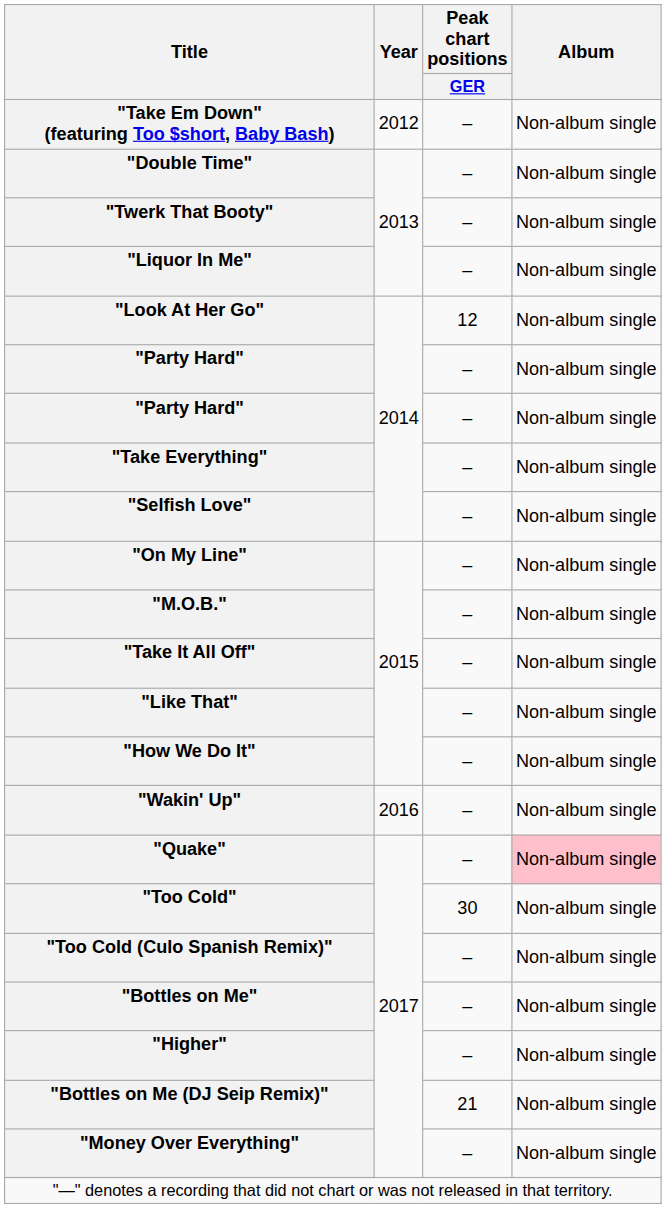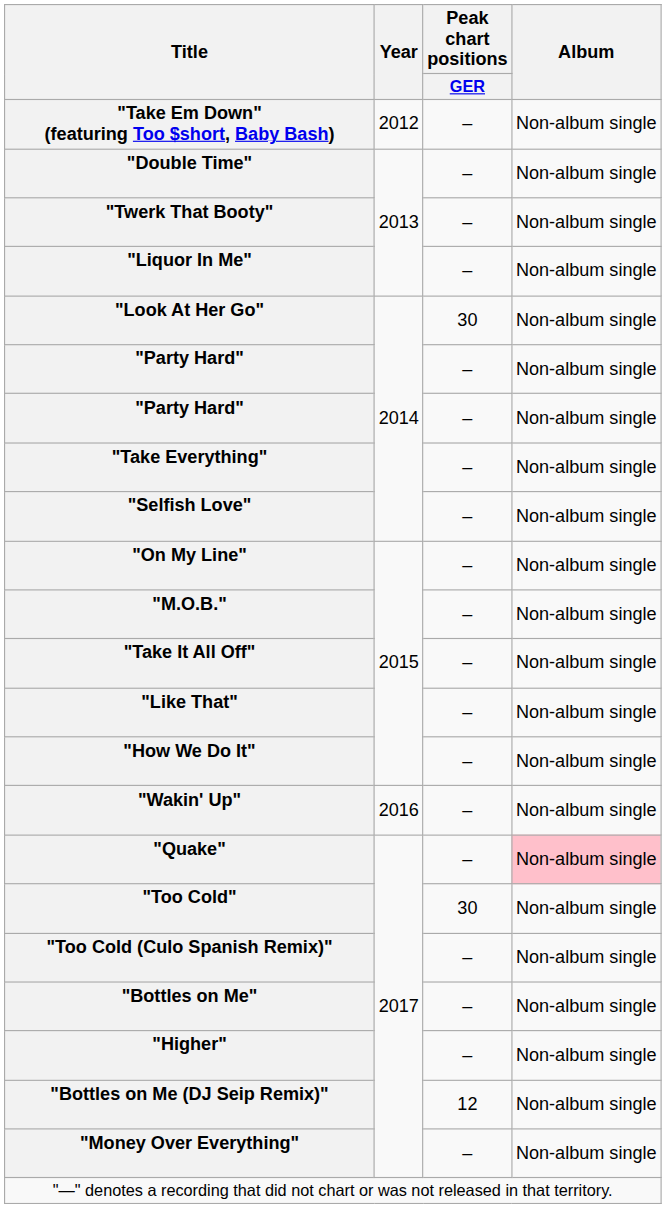(467, 320) 12 -> (467, 320) 30
(467, 1104) 21 -> (467, 1104) 12
